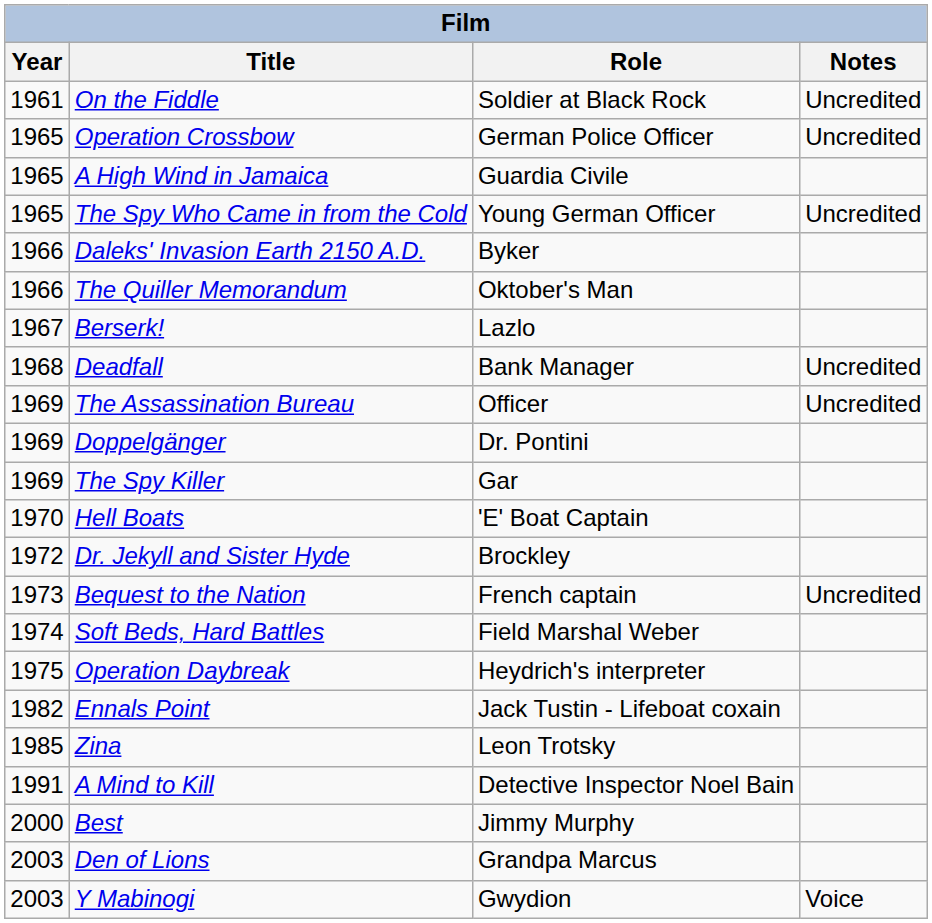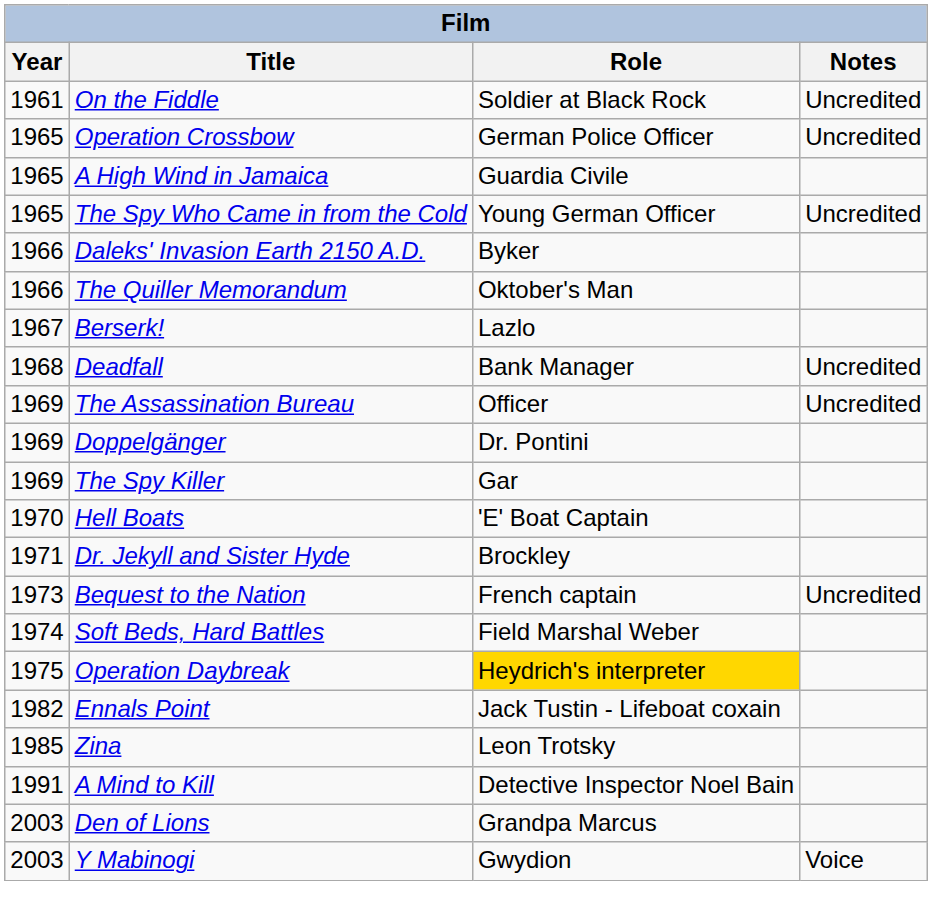(37, 556) 1972 -> (37, 556) 1971
(592, 670) no background -> (592, 670) gold background
- row: (99, 822)
